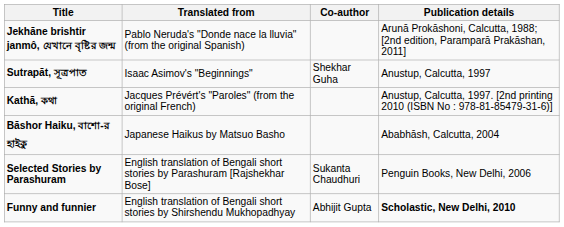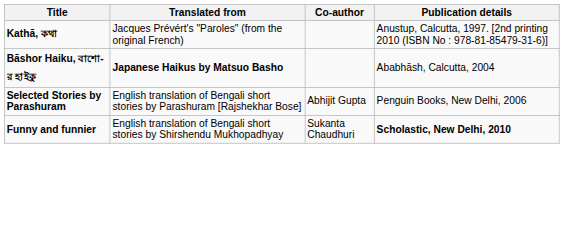- row: (61, 38)
- row: (47, 73)
(205, 135) normal -> (198, 68) bold
(336, 174) Sukanta Chaudhuri -> (337, 101) Abhijit Gupta
(342, 207) Abhijit Gupta -> (331, 129) Sukanta Chaudhuri
